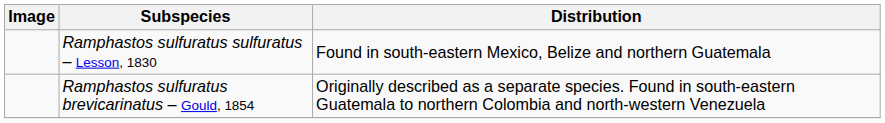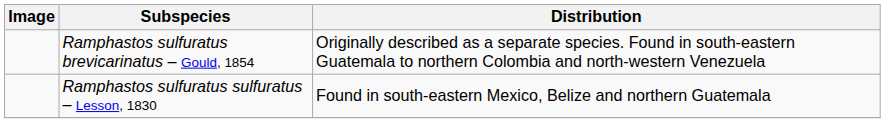rows swapped: (182, 52) <-> (158, 95)
